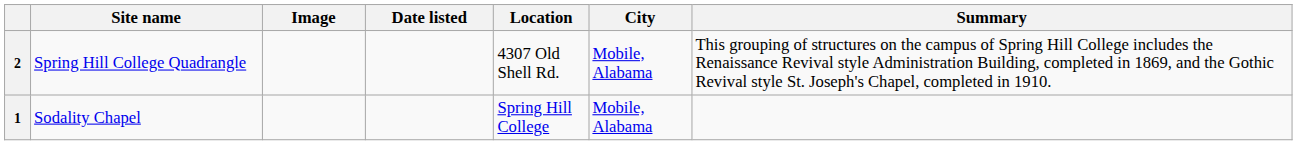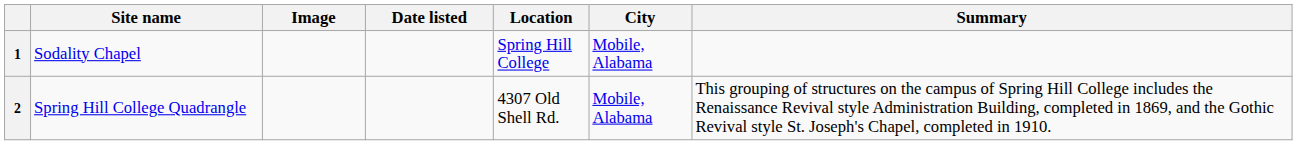rows swapped: (17, 118) <-> (17, 63)
